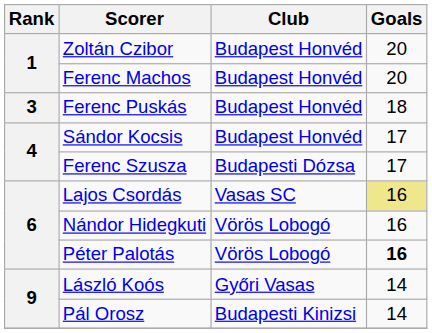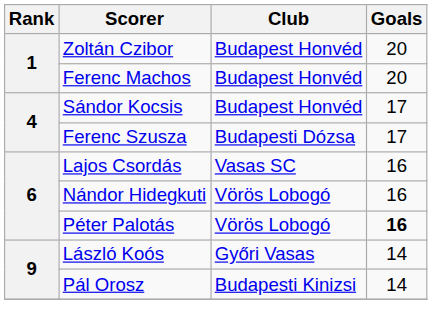- row: (125, 107)
(397, 195) khaki background -> (397, 166) no background
